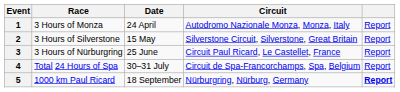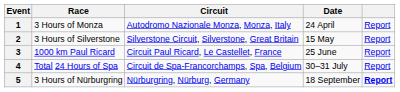columns swapped: (273, 11) <-> (154, 11)
(78, 52) 3 Hours of Nürburgring -> (75, 52) 1000 km Paul Ricard
(75, 79) 1000 km Paul Ricard -> (78, 79) 3 Hours of Nürburgring
